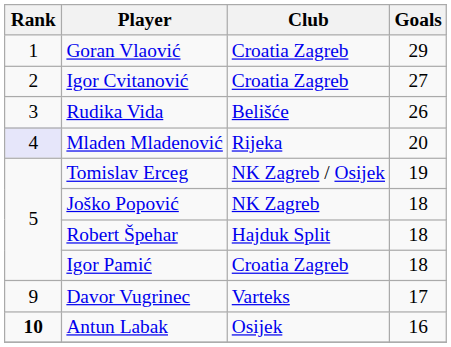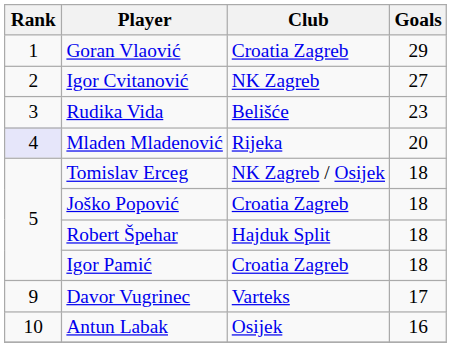(290, 81) Croatia Zagreb -> (276, 81) NK Zagreb
(418, 111) 26 -> (418, 111) 23
(418, 173) 19 -> (418, 173) 18
(276, 204) NK Zagreb -> (290, 204) Croatia Zagreb
(33, 326) bold -> (33, 326) normal
